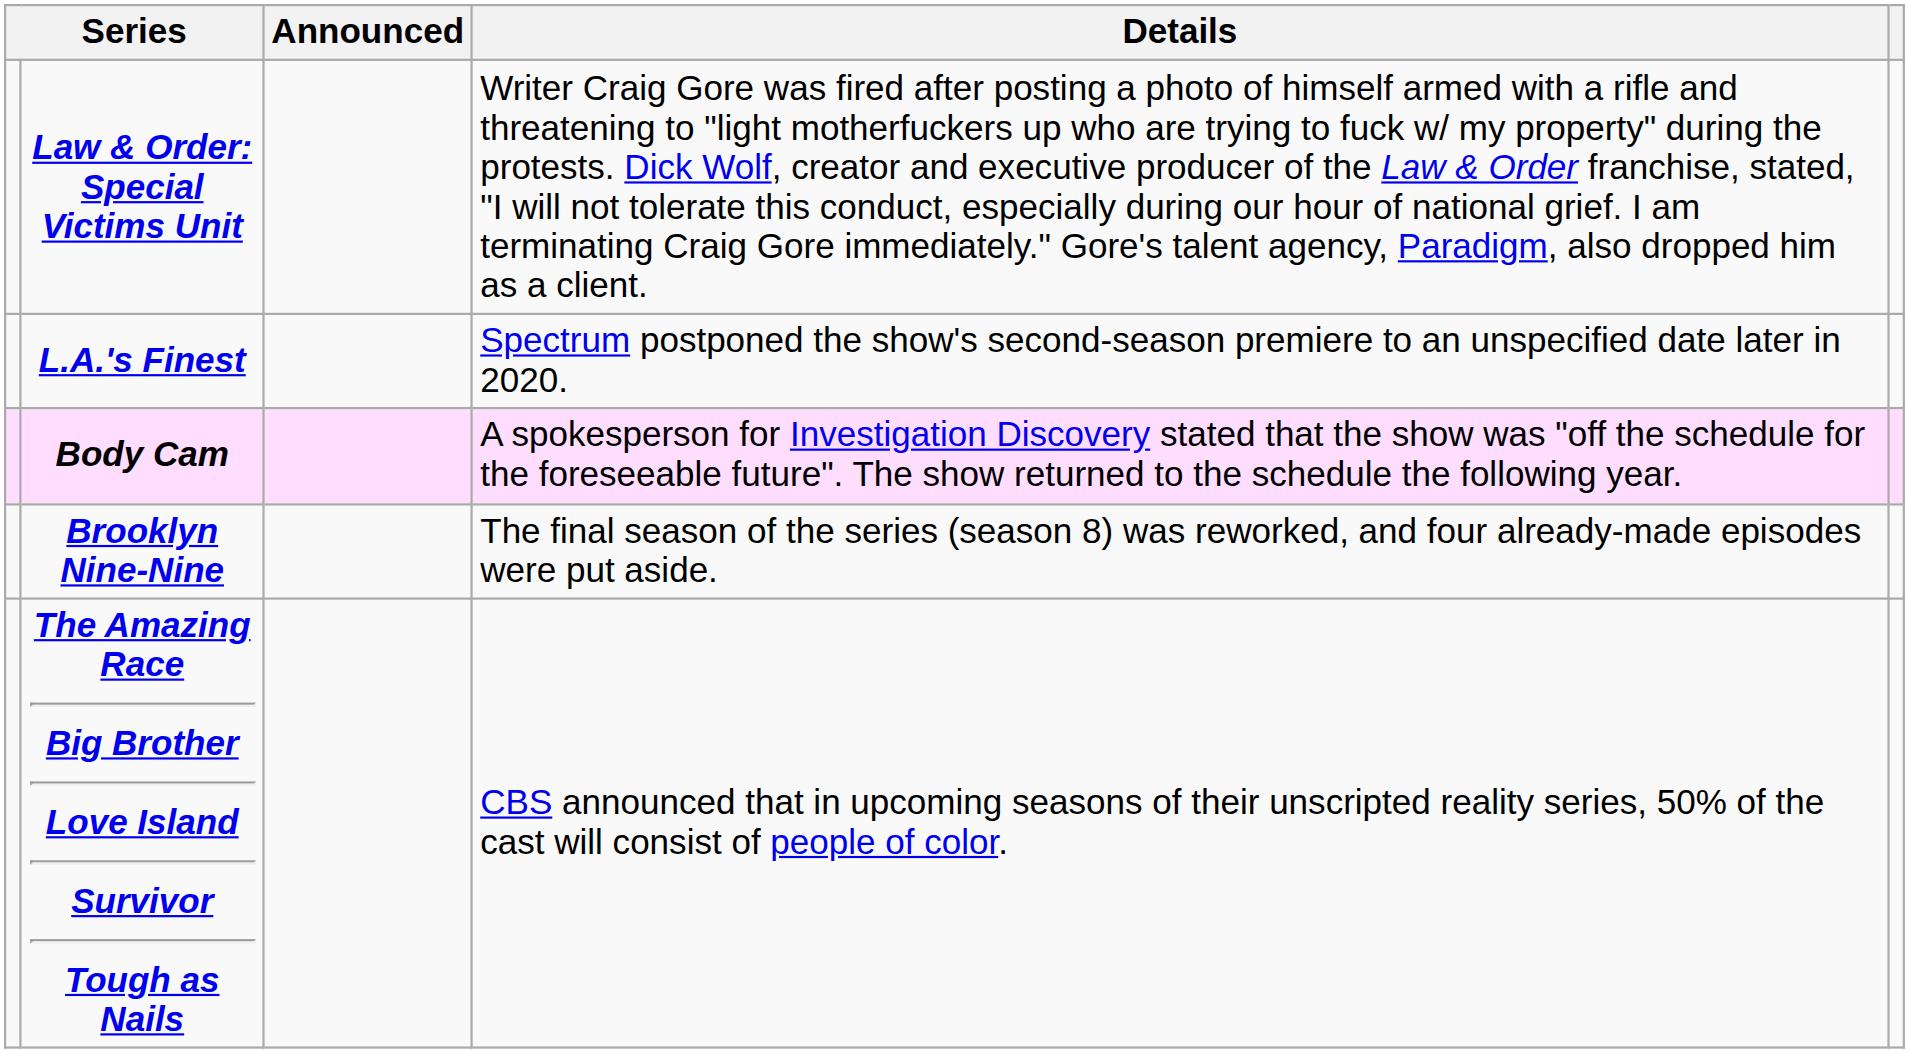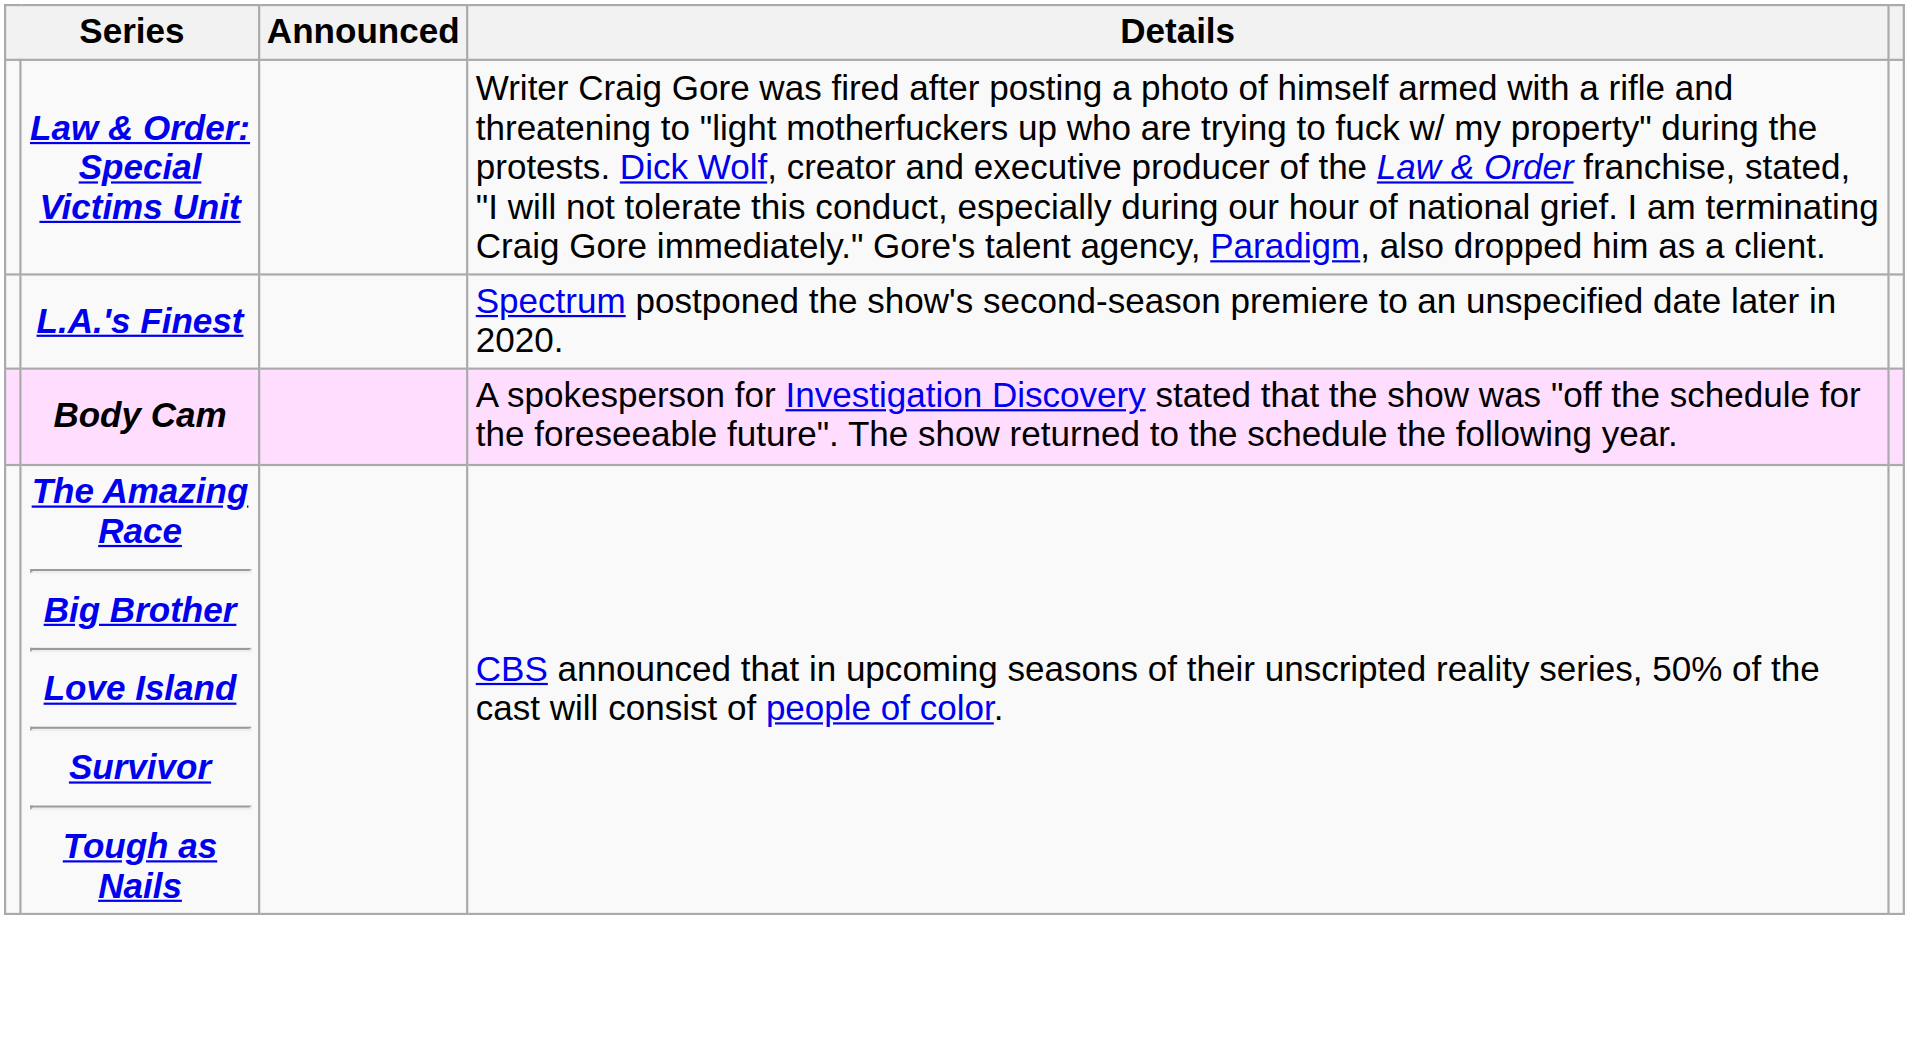- row: (142, 550)
